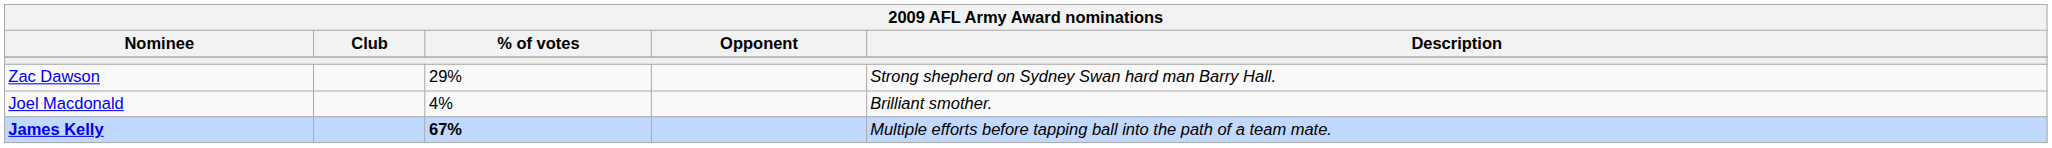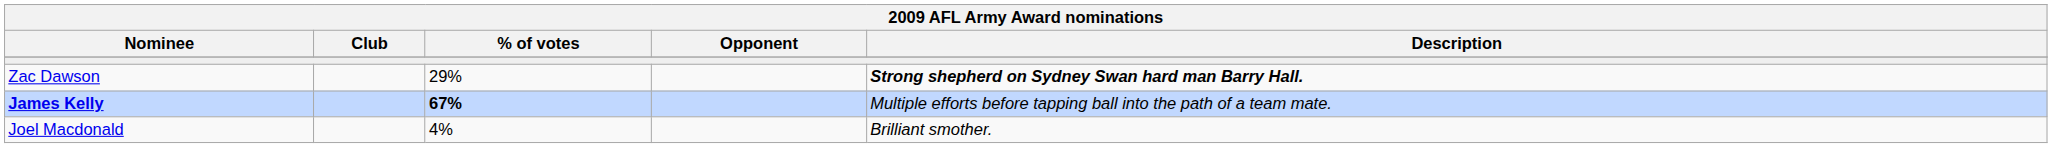(1073, 77) normal -> (1087, 77) bold
rows swapped: (56, 129) <-> (66, 103)
